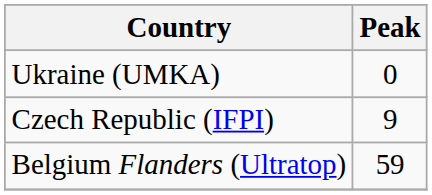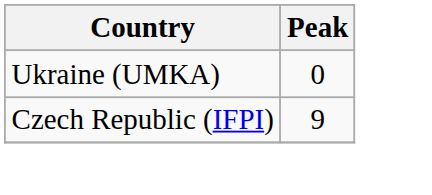- row: (179, 165)
